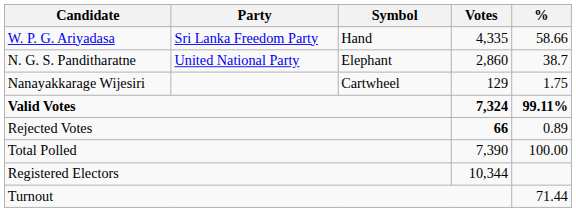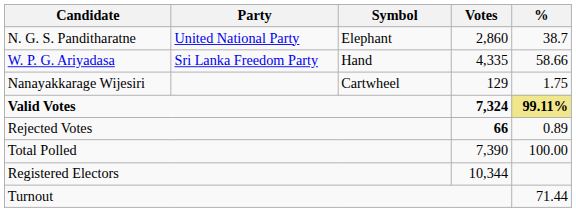rows swapped: (61, 38) <-> (72, 60)
(545, 106) no background -> (545, 106) khaki background
